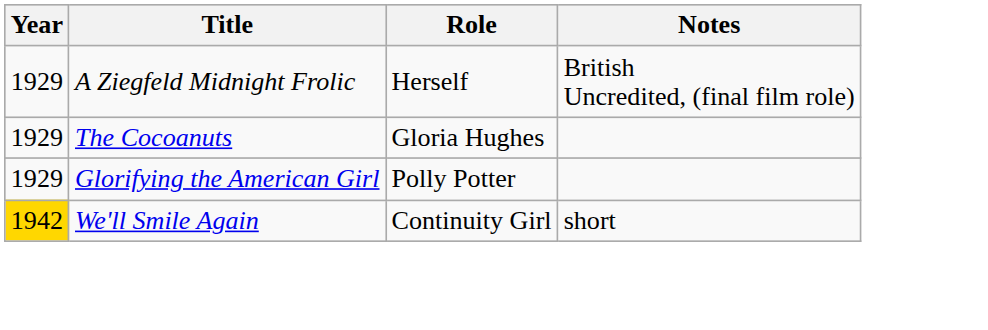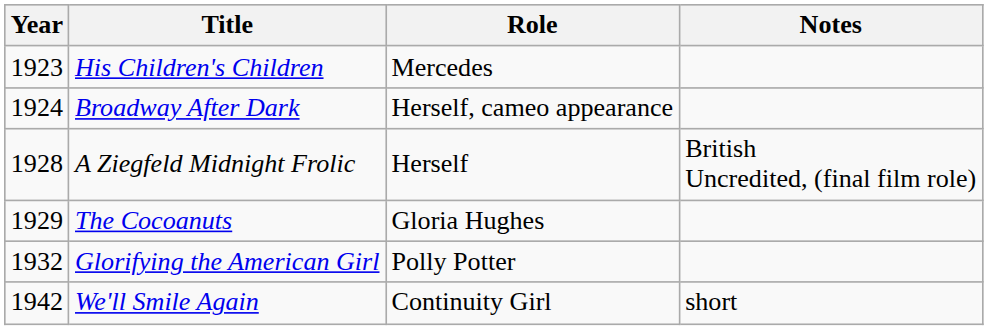+ row: (199, 66)
+ row: (187, 107)
(37, 81) 1929 -> (37, 163) 1928
(37, 178) 1929 -> (37, 261) 1932
(37, 219) gold background -> (37, 302) no background
